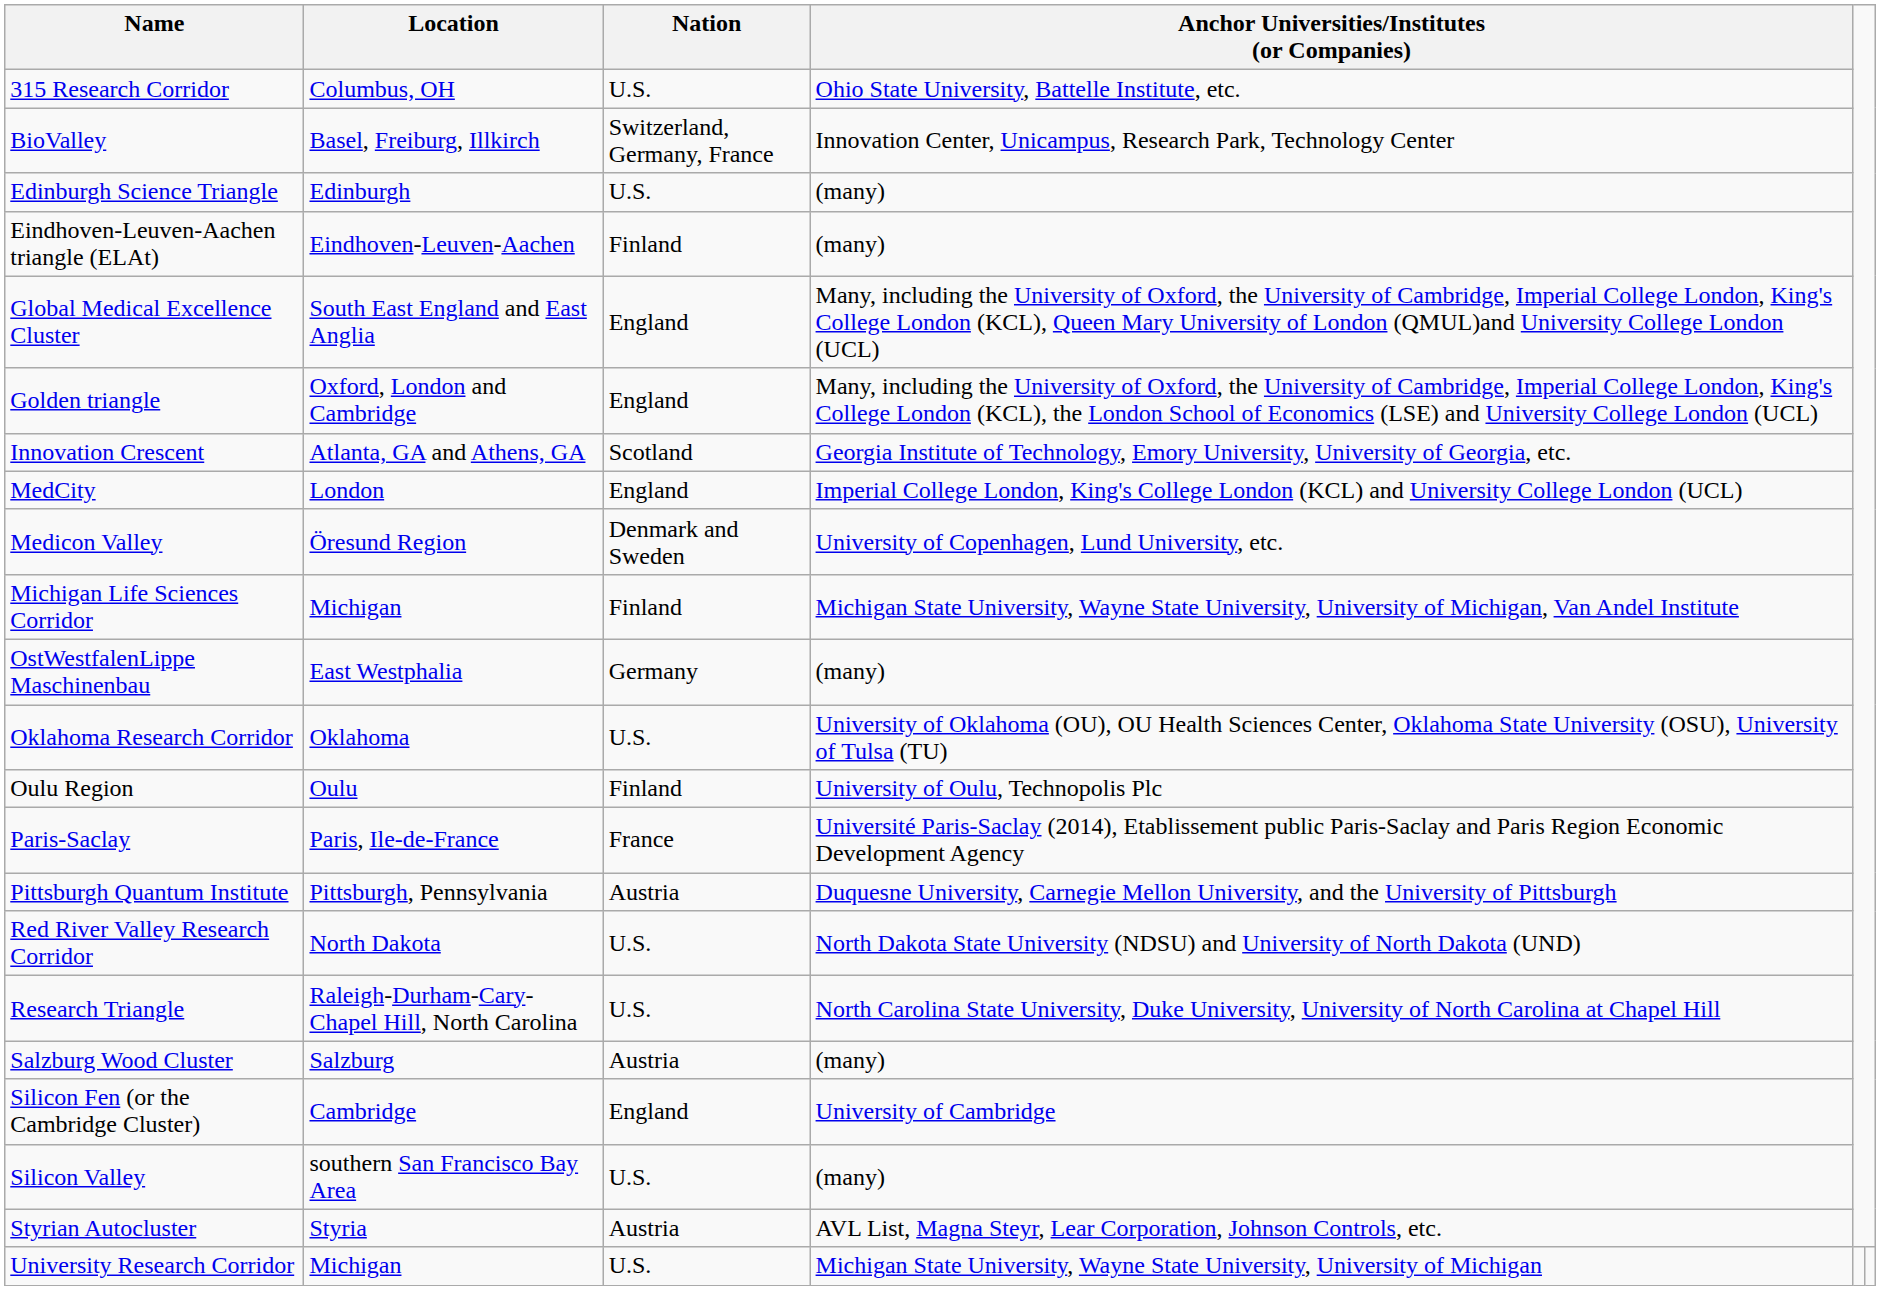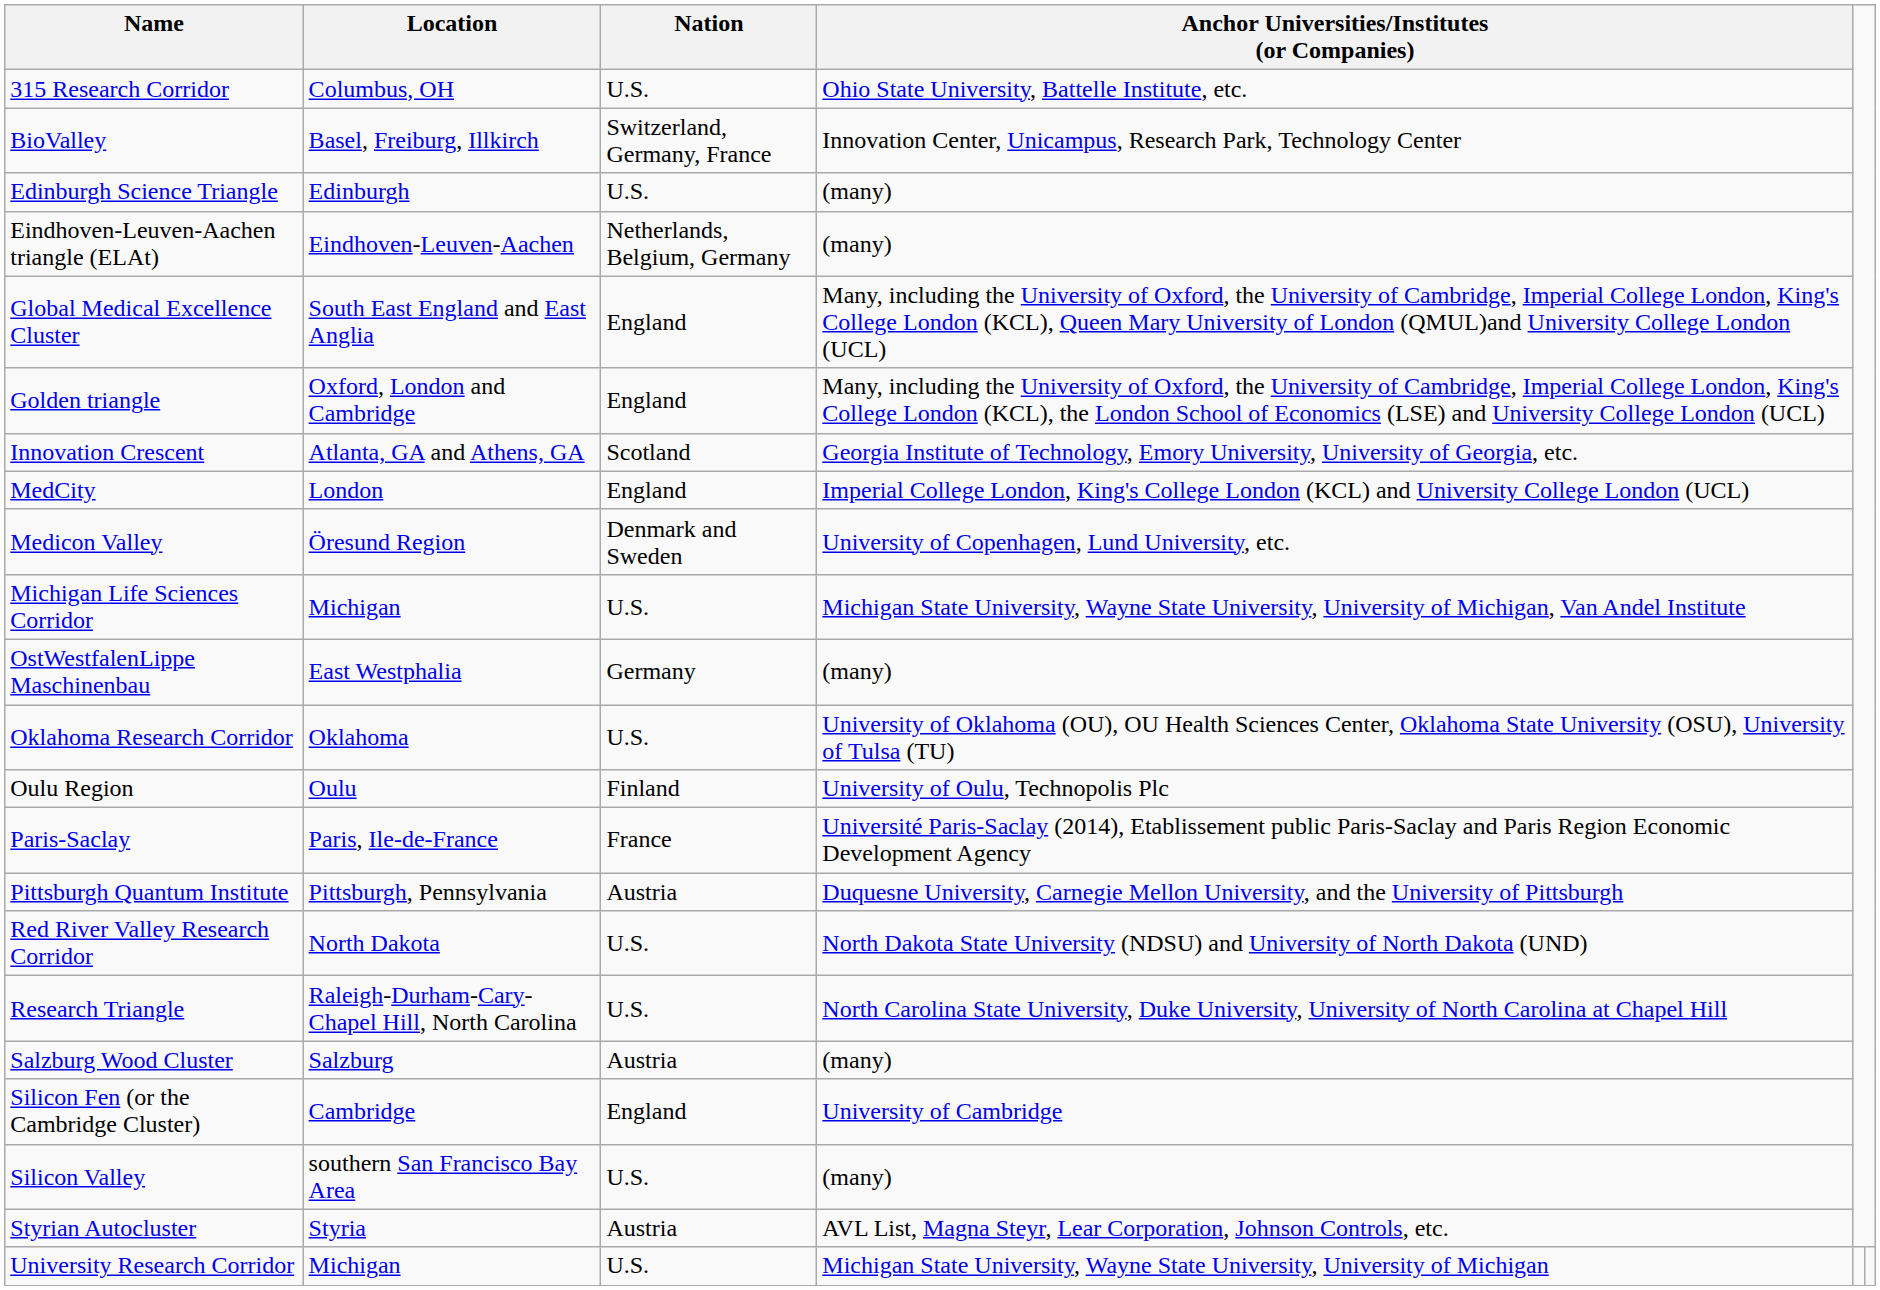(645, 243) Finland -> (698, 243) Netherlands, Belgium, Germany
(645, 606) Finland -> (628, 606) U.S.
